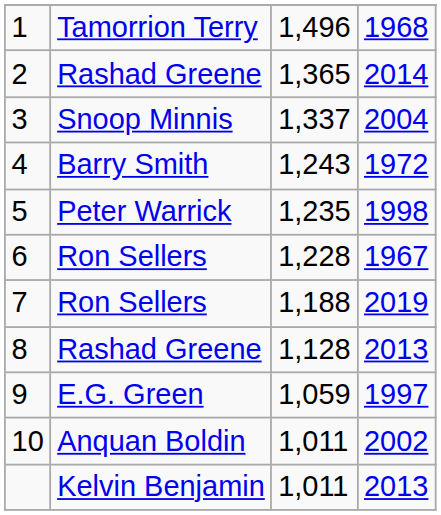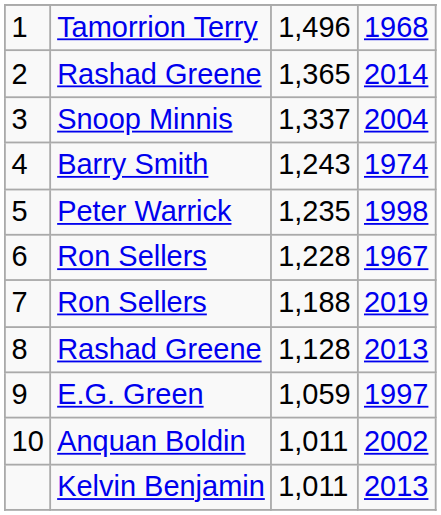(396, 165) 1972 -> (396, 165) 1974
